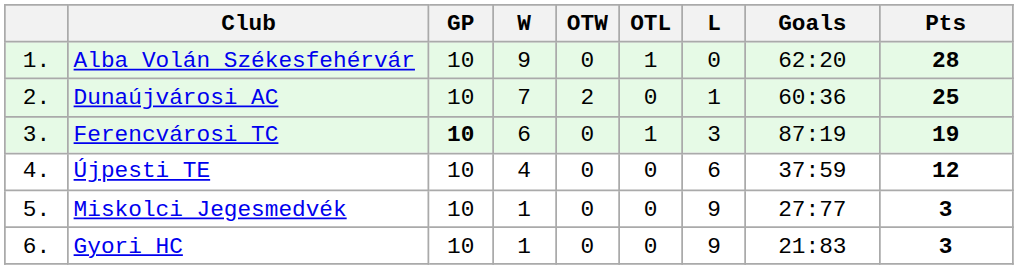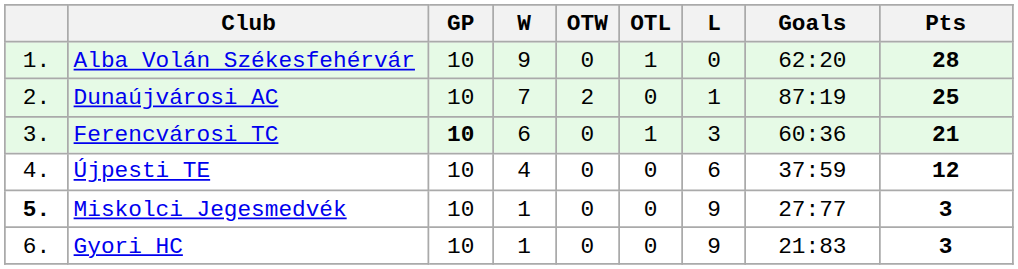(812, 98) 60:36 -> (812, 98) 87:19
(812, 135) 87:19 -> (812, 135) 60:36
(946, 135) 19 -> (946, 135) 21
(37, 209) normal -> (37, 209) bold
